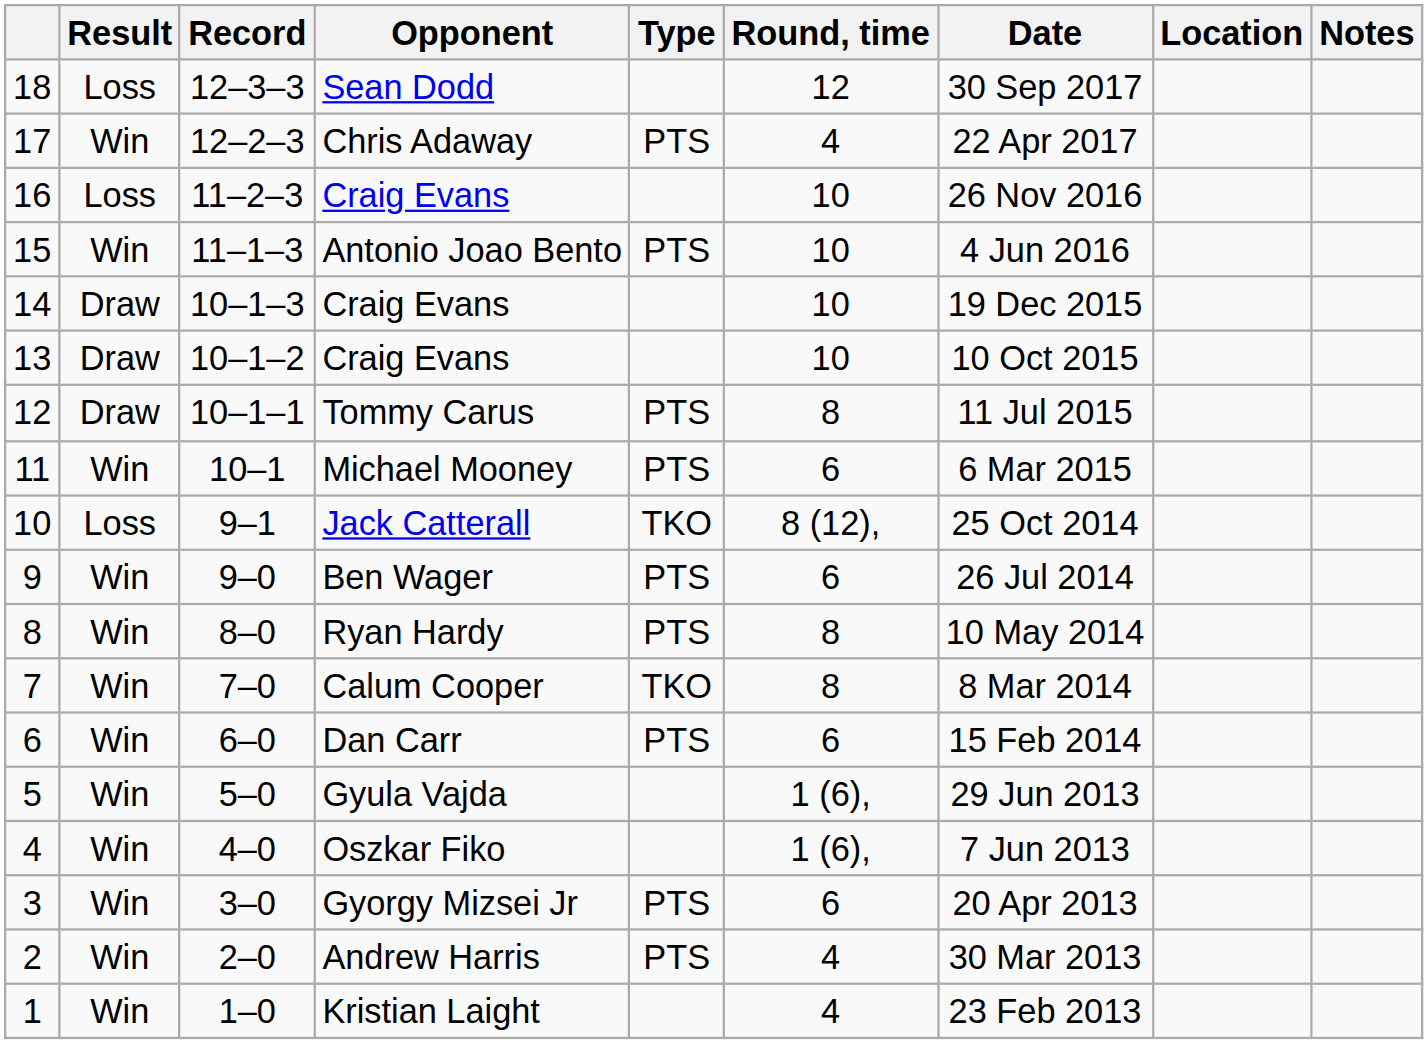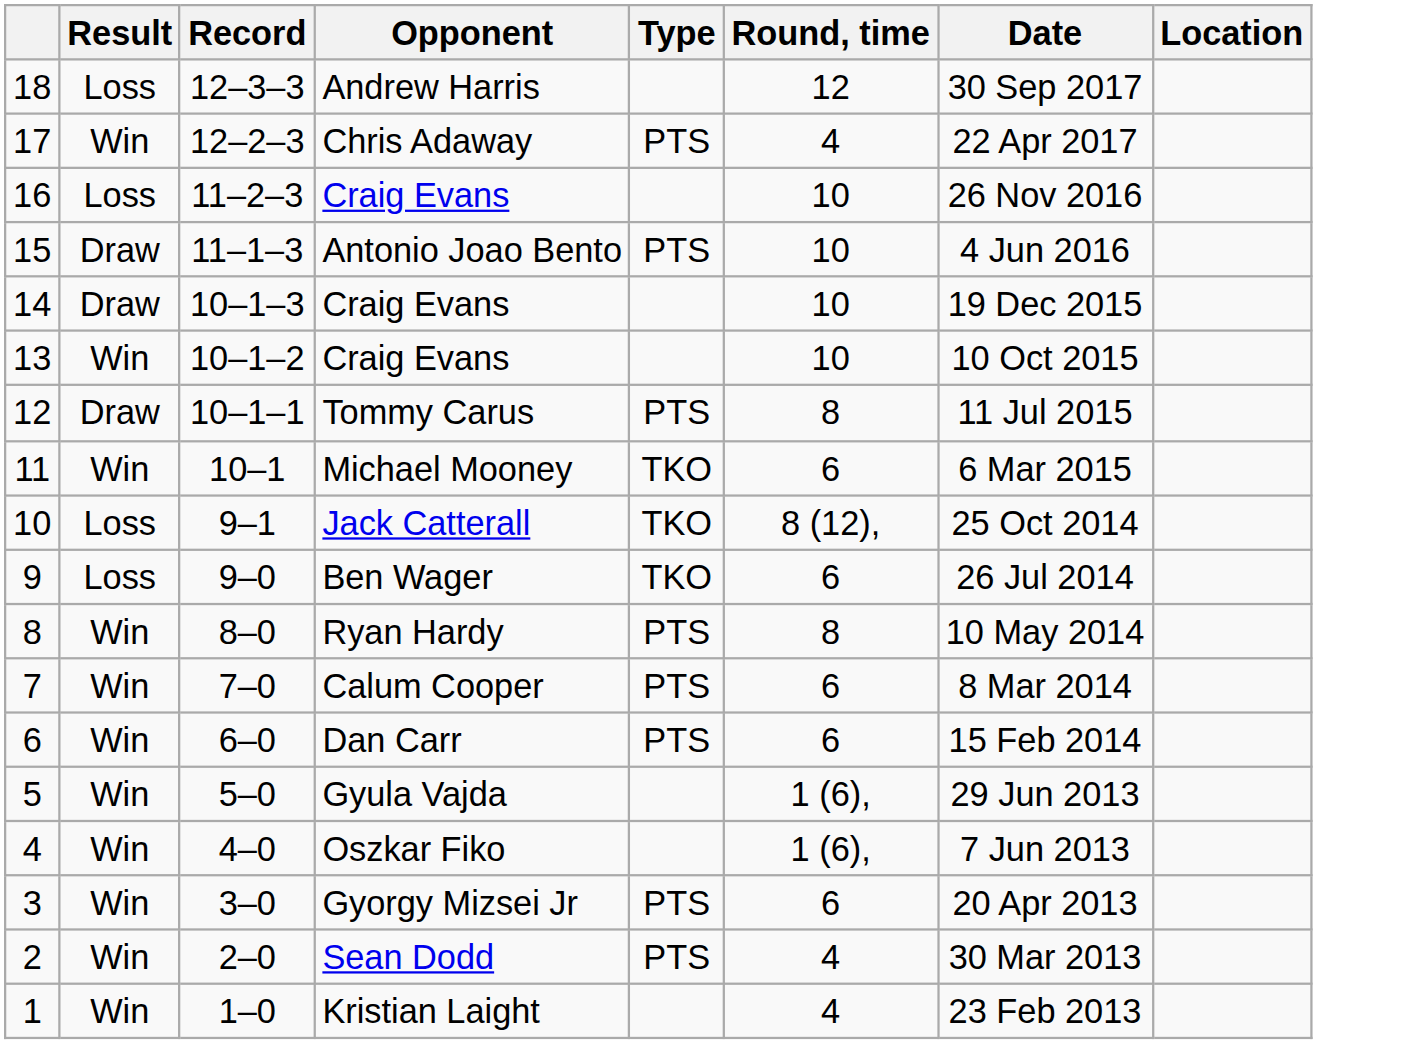- column: (1367, 33)
(408, 87) Sean Dodd -> (431, 87) Andrew Harris
(120, 250) Win -> (120, 250) Draw
(120, 359) Draw -> (120, 359) Win
(677, 468) PTS -> (677, 468) TKO
(120, 576) Win -> (120, 576) Loss
(677, 576) PTS -> (677, 576) TKO
(677, 685) TKO -> (677, 685) PTS
(831, 685) 8 -> (831, 685) 6
(431, 957) Andrew Harris -> (408, 957) Sean Dodd
